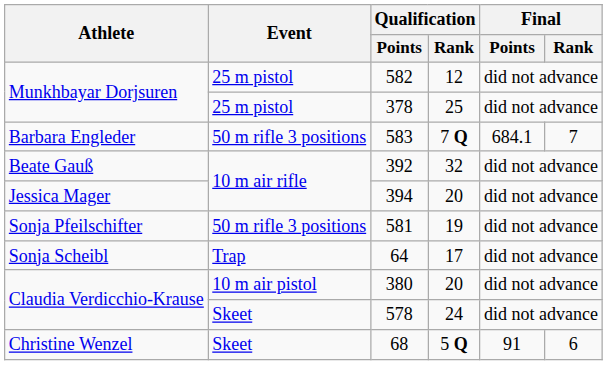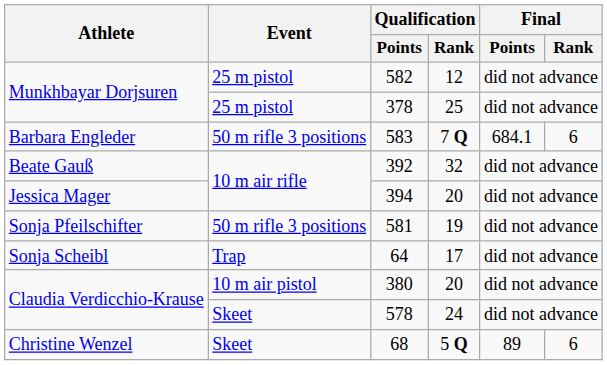(573, 136) 7 -> (573, 136) 6
(512, 344) 91 -> (512, 344) 89
